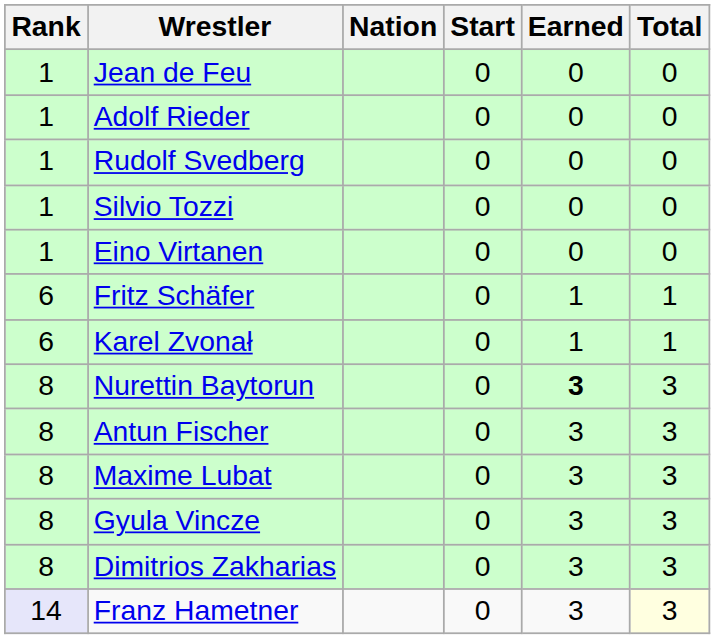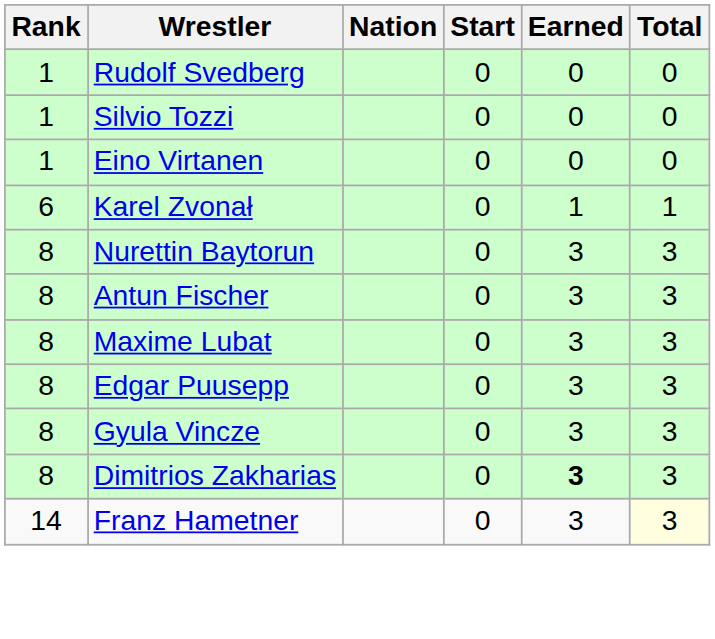- row: (172, 71)
- row: (172, 116)
- row: (174, 296)
(576, 386) bold -> (576, 251) normal
+ row: (191, 386)
(576, 565) normal -> (576, 476) bold
(46, 610) lavender background -> (46, 521) no background
